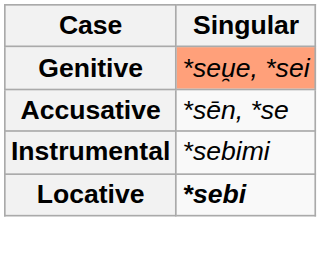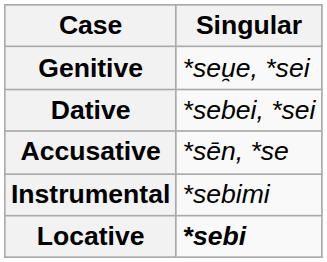(246, 67) lightsalmon background -> (246, 67) no background
+ row: (91, 109)
